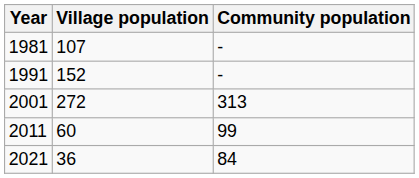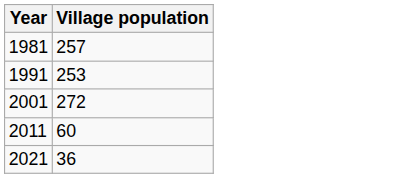- column: (314, 18)
(71, 46) 107 -> (71, 46) 257
(71, 74) 152 -> (71, 74) 253
